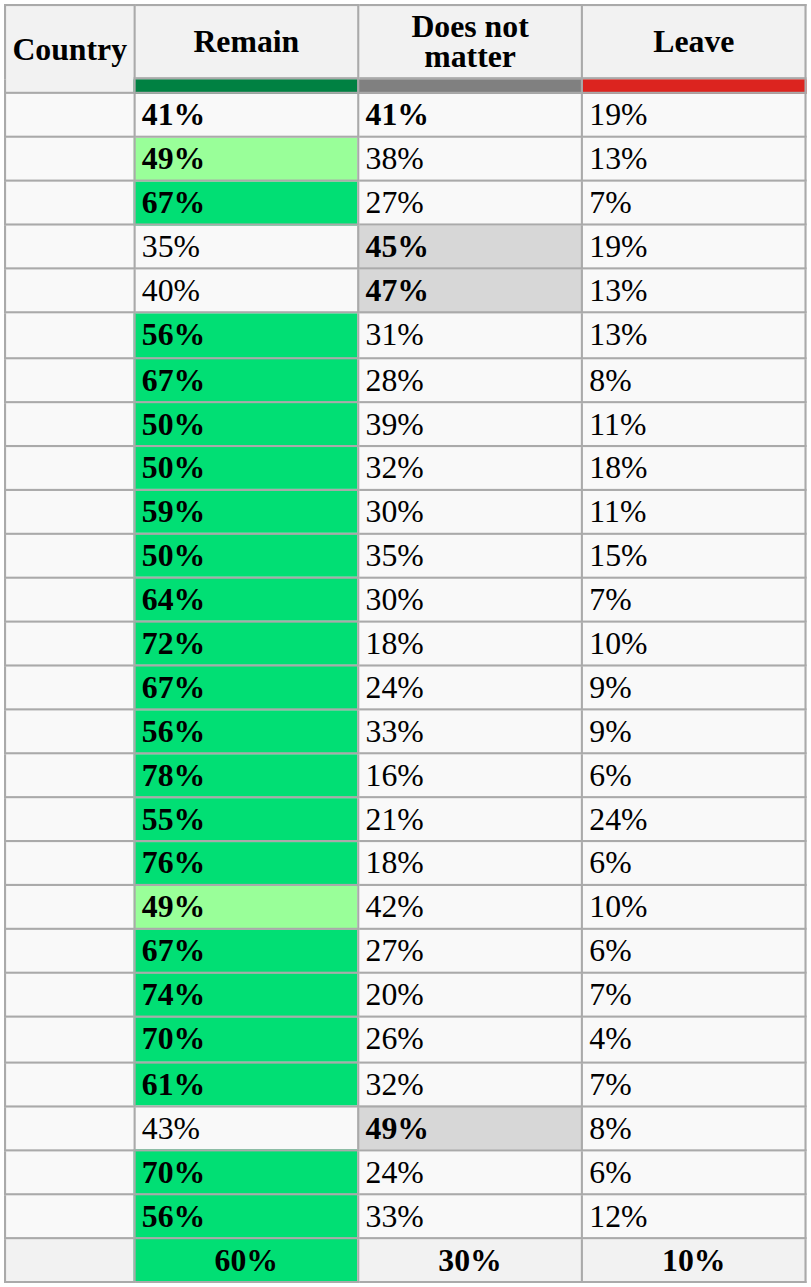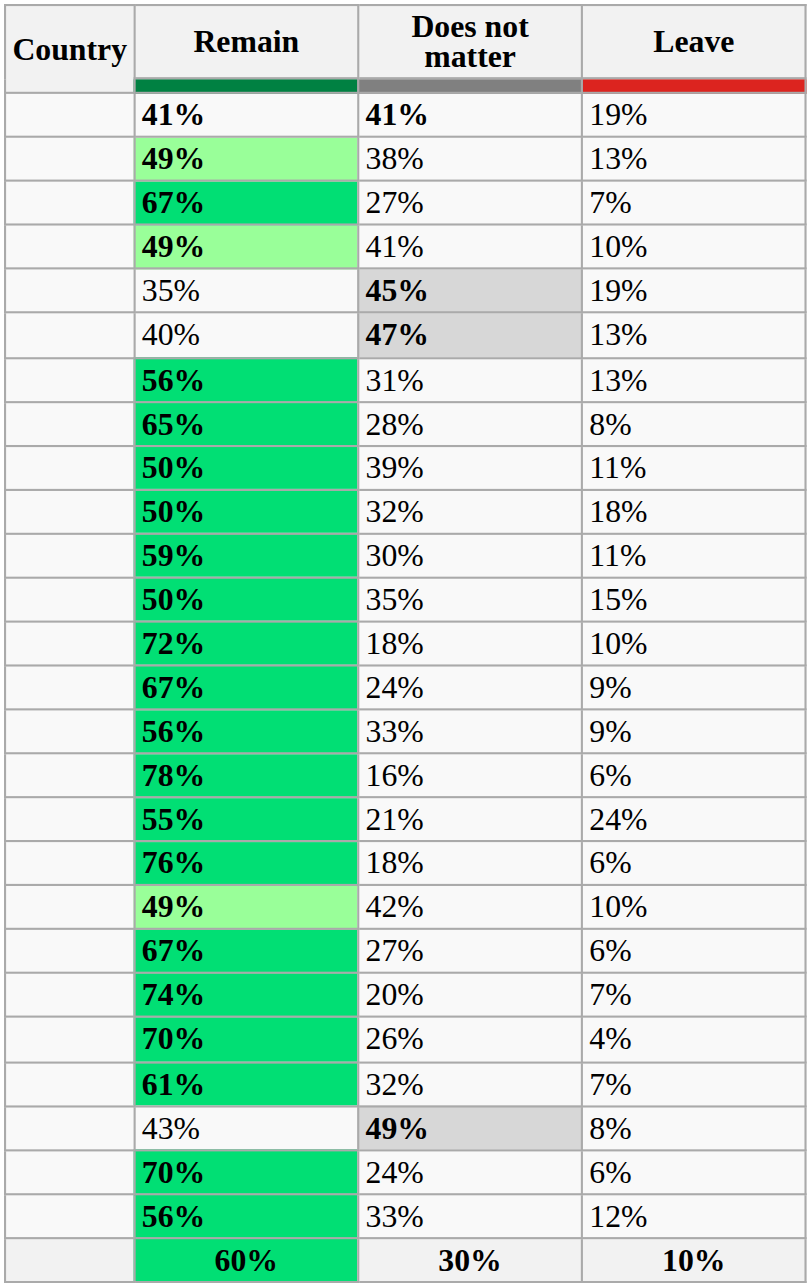+ row: (395, 246)
(174, 378) 67% -> (174, 422) 65%
- row: (395, 598)
